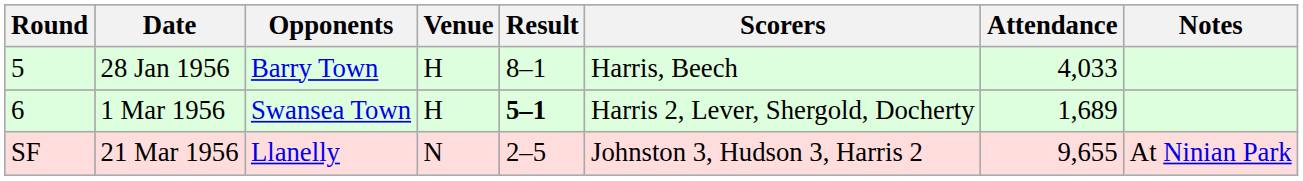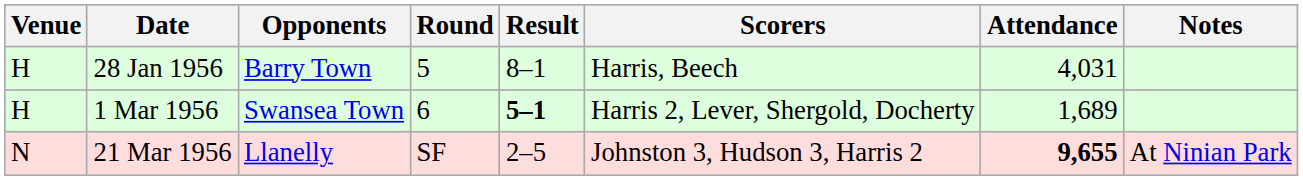columns swapped: (50, 25) <-> (459, 25)
(1087, 68) 4,033 -> (1087, 68) 4,031
(1087, 152) normal -> (1087, 152) bold
